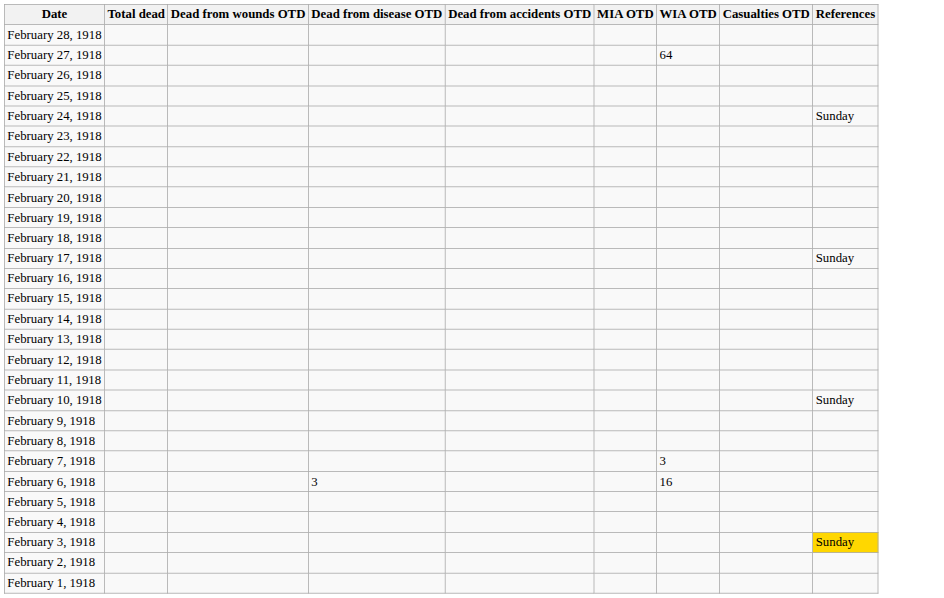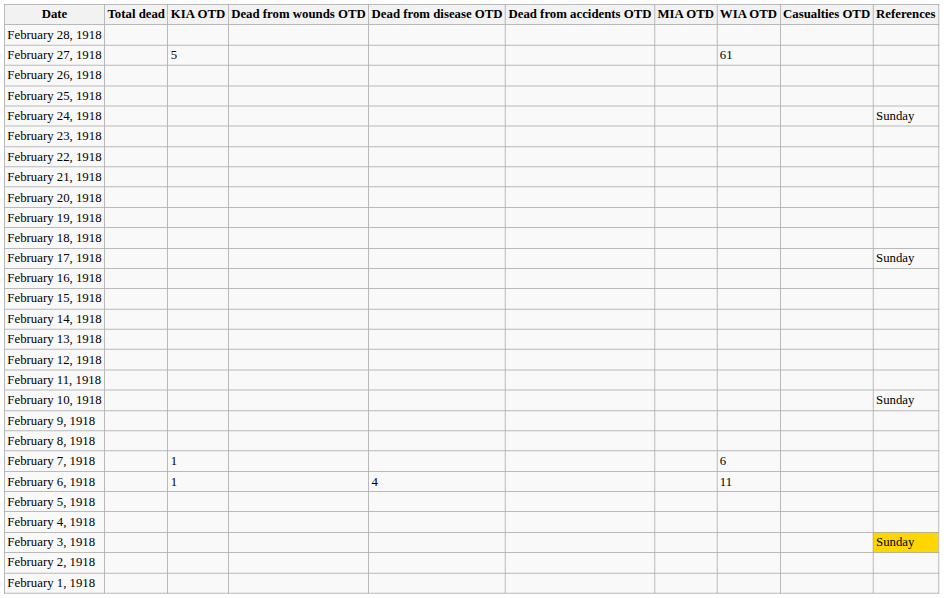+ column: (198, 14)
(666, 55) 64 -> (726, 55) 61
(663, 461) 3 -> (723, 461) 6
(315, 481) 3 -> (375, 481) 4
(666, 481) 16 -> (726, 481) 11
